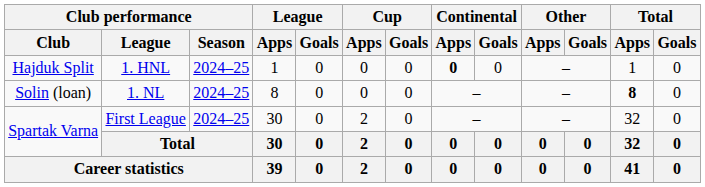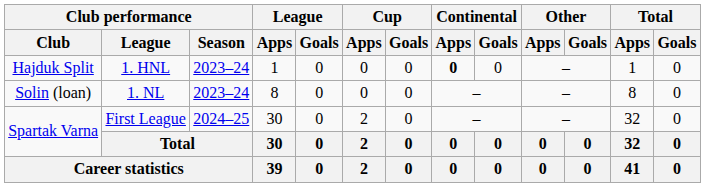(221, 67) 2024–25 -> (221, 67) 2023–24
(221, 93) 2024–25 -> (221, 93) 2023–24
(632, 93) bold -> (632, 93) normal
